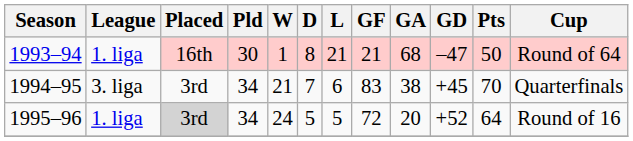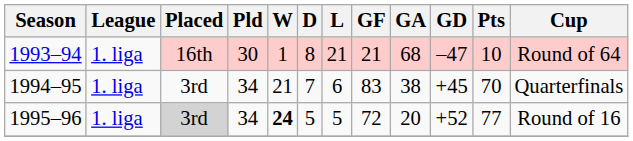(491, 53) 50 -> (491, 53) 10
(117, 86) 3. liga -> (117, 86) 1. liga
(283, 119) normal -> (283, 119) bold
(491, 119) 64 -> (491, 119) 77
